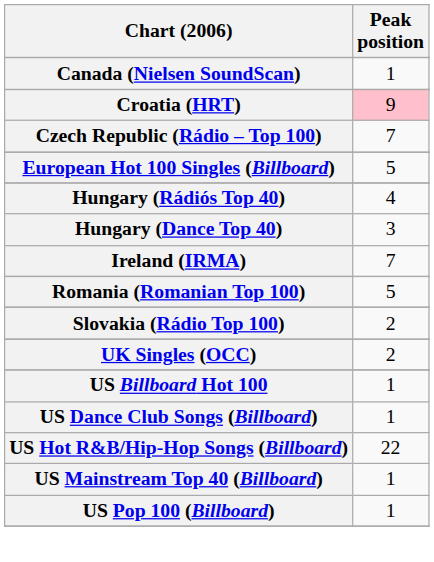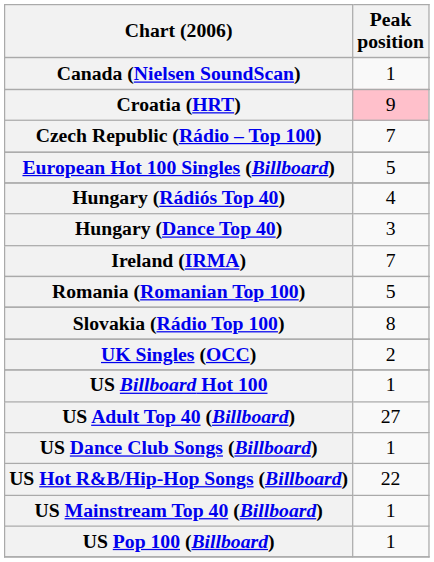(391, 323) 2 -> (391, 323) 8
+ row: (179, 416)
